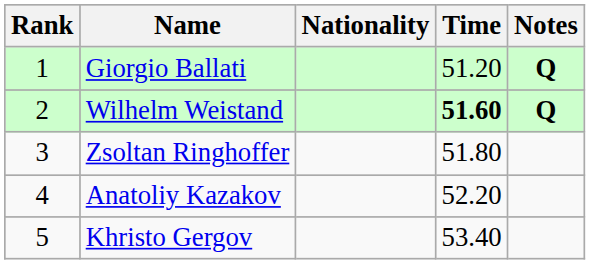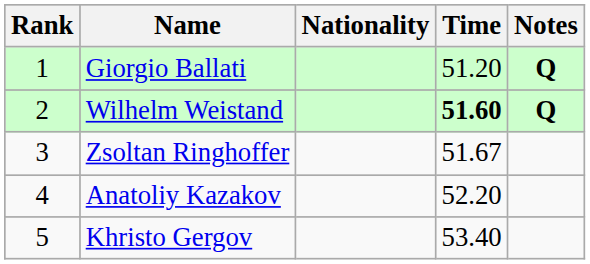(472, 152) 51.80 -> (472, 152) 51.67
